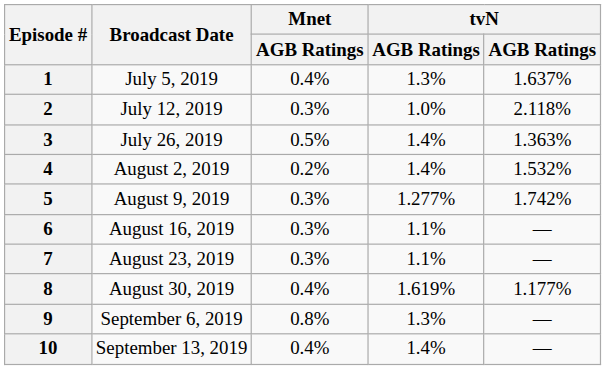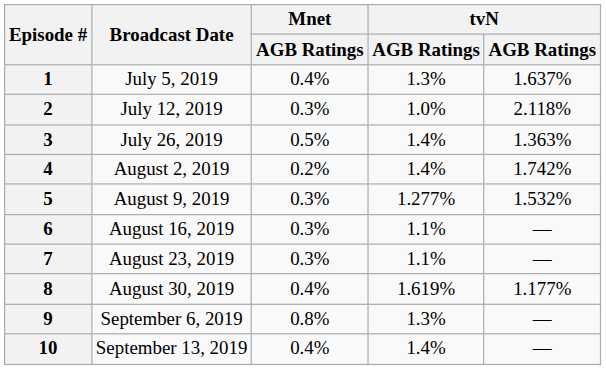(542, 169) 1.532% -> (542, 169) 1.742%
(542, 199) 1.742% -> (542, 199) 1.532%
